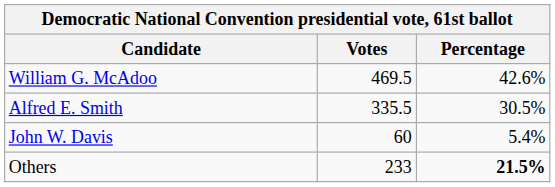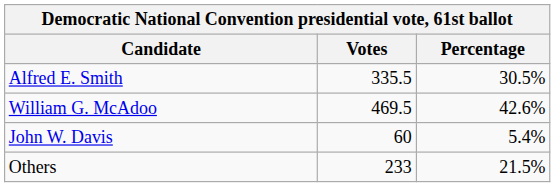rows swapped: (83, 78) <-> (66, 108)
(521, 167) bold -> (522, 167) normal
